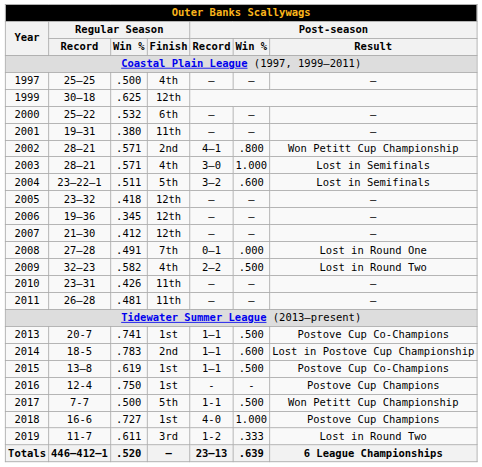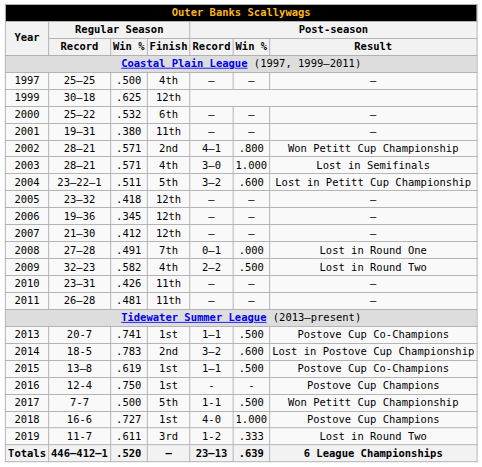(373, 183) Lost in Semifinals -> (373, 183) Lost in Petitt Cup Championship
(211, 352) 1–1 -> (211, 352) 3–2
